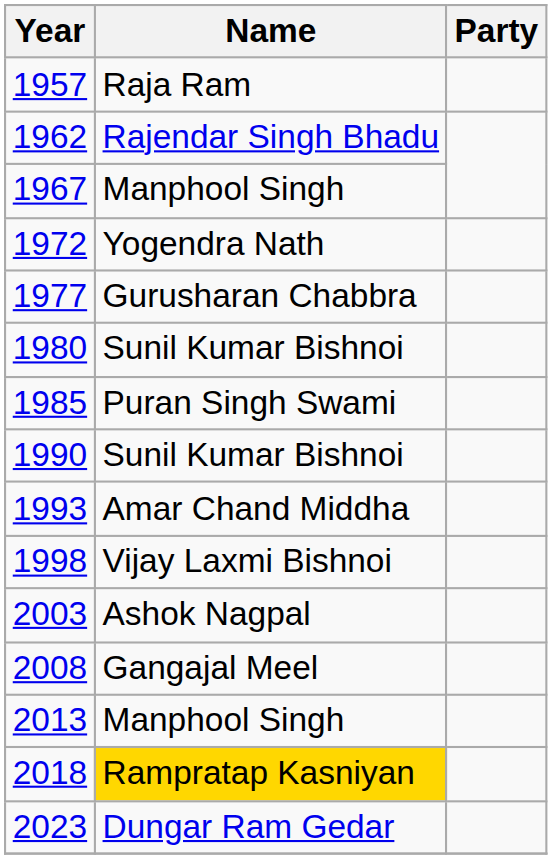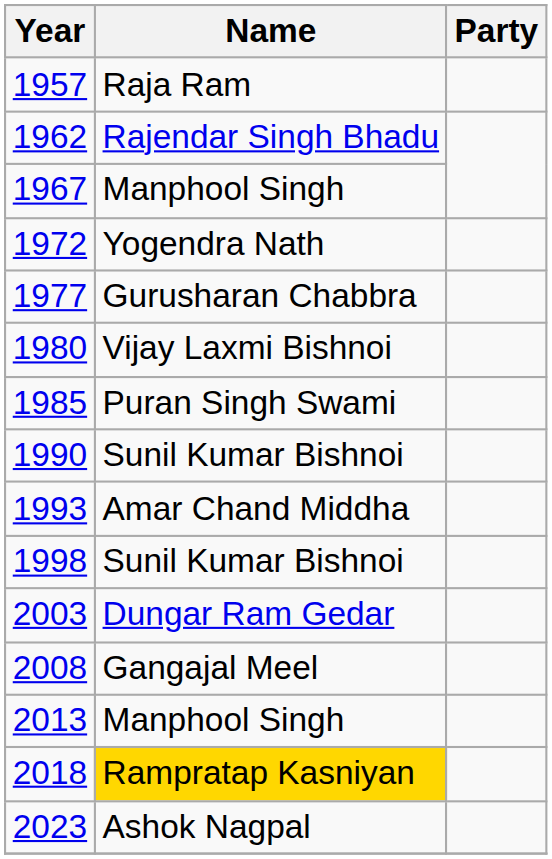(253, 349) Sunil Kumar Bishnoi -> (247, 349) Vijay Laxmi Bishnoi
(247, 561) Vijay Laxmi Bishnoi -> (253, 561) Sunil Kumar Bishnoi
(207, 614) Ashok Nagpal -> (248, 614) Dungar Ram Gedar
(248, 826) Dungar Ram Gedar -> (207, 826) Ashok Nagpal
